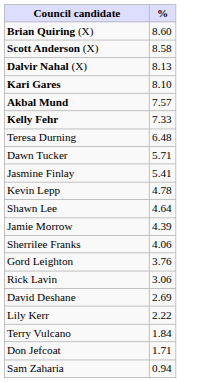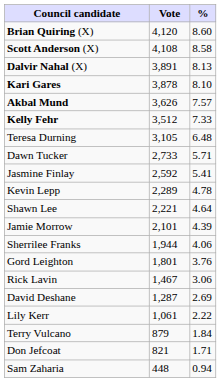+ column: (170, 13)
